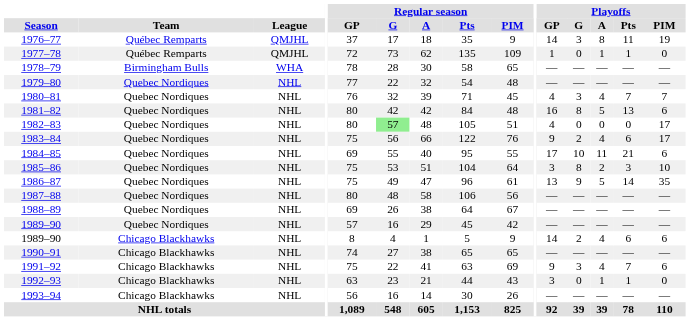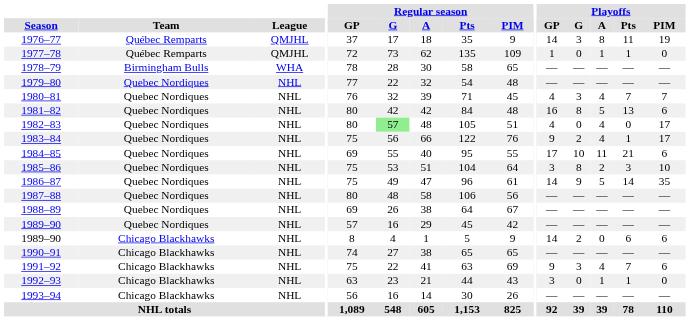(602, 124) 0 -> (602, 124) 4
(628, 139) 6 -> (628, 139) 1
(552, 181) 13 -> (552, 181) 14
(602, 238) 4 -> (602, 238) 0
